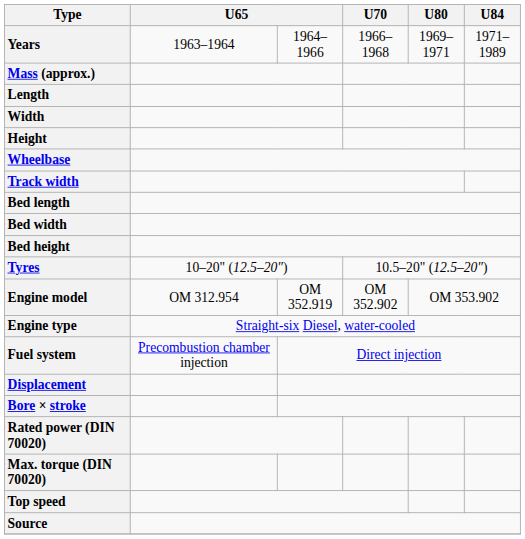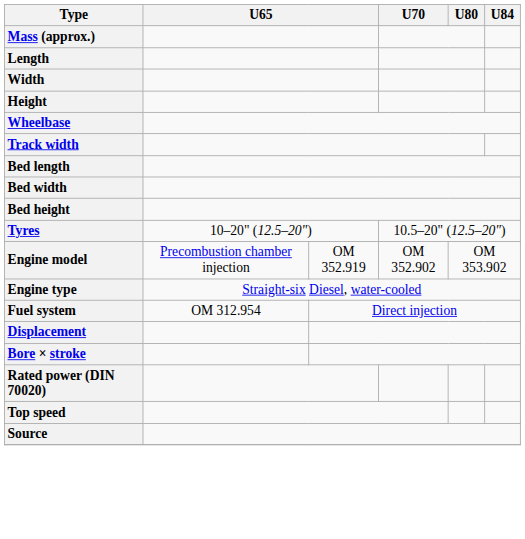- row: (24, 44)
(204, 297) OM 312.954 -> (226, 260) Precombustion chamber injection
(204, 355) Precombustion chamber injection -> (226, 310) OM 312.954
- row: (60, 472)
